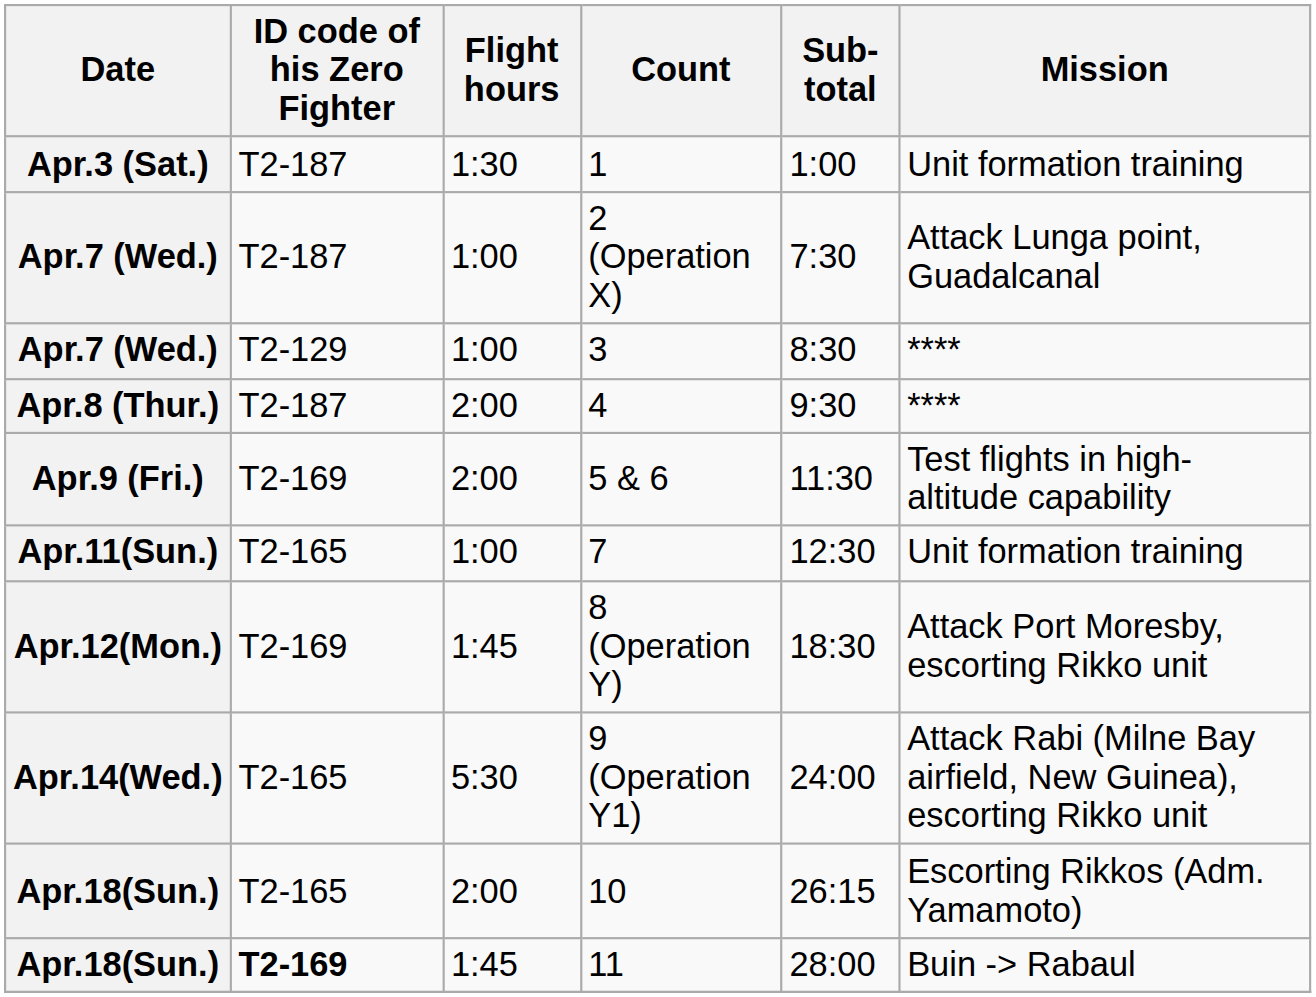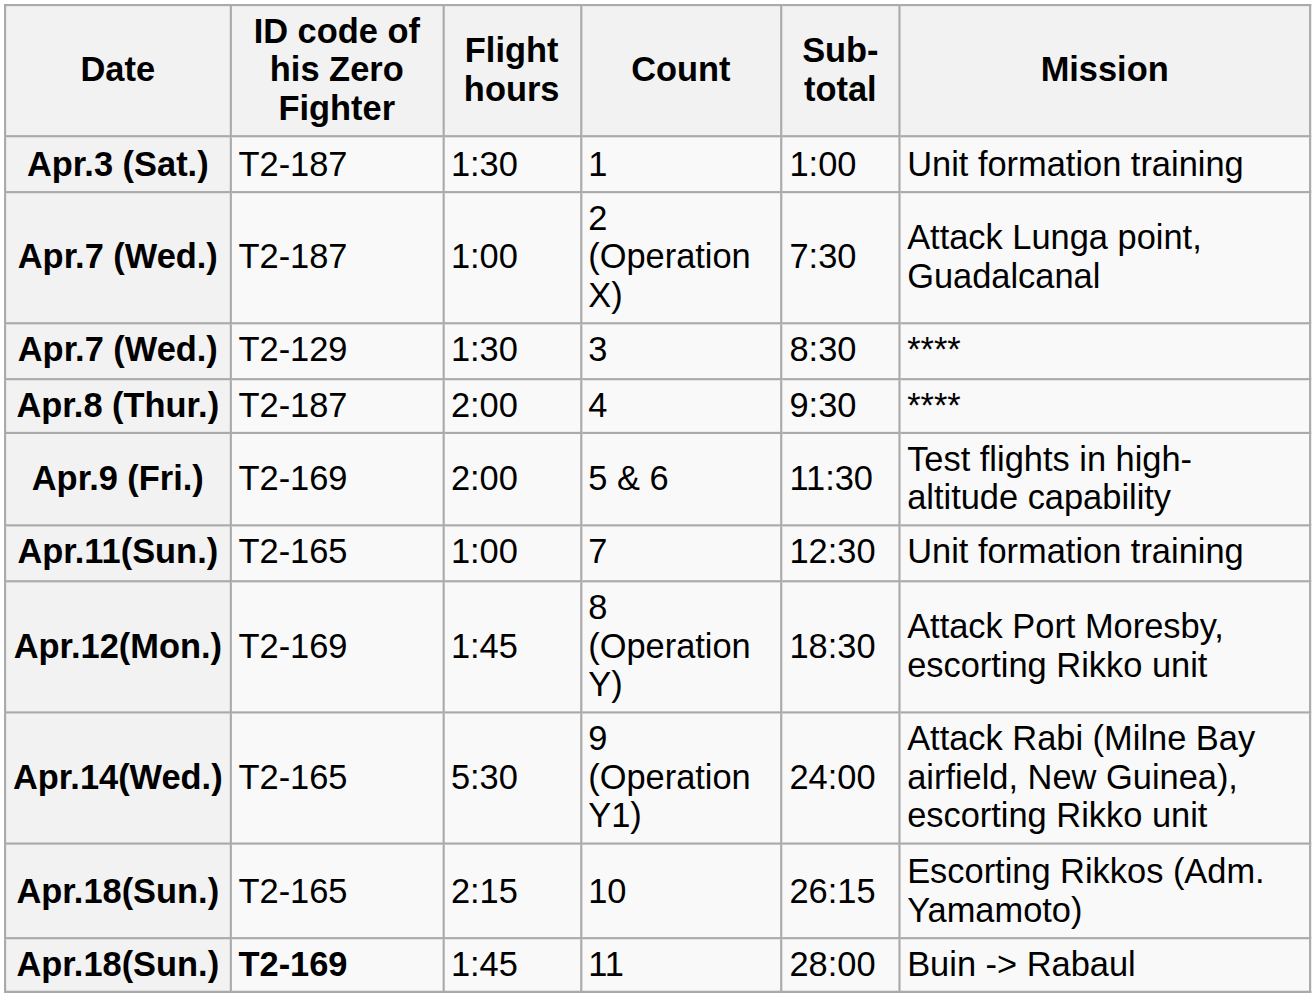(484, 350) 1:00 -> (484, 350) 1:30
(484, 890) 2:00 -> (484, 890) 2:15
